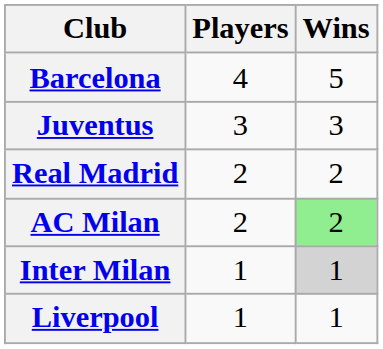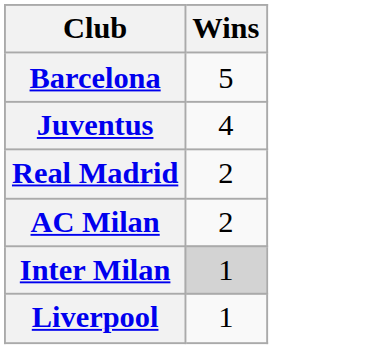- column: (240, 28)
(336, 125) 3 -> (226, 125) 4
(336, 221) lightgreen background -> (226, 221) no background
